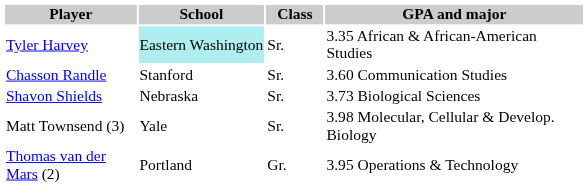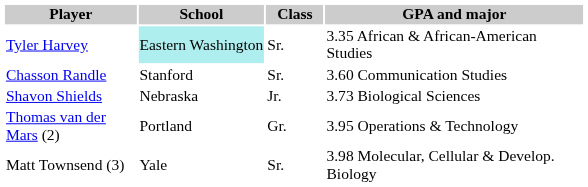(276, 96) Sr. -> (274, 96) Jr.
rows swapped: (65, 126) <-> (56, 165)
